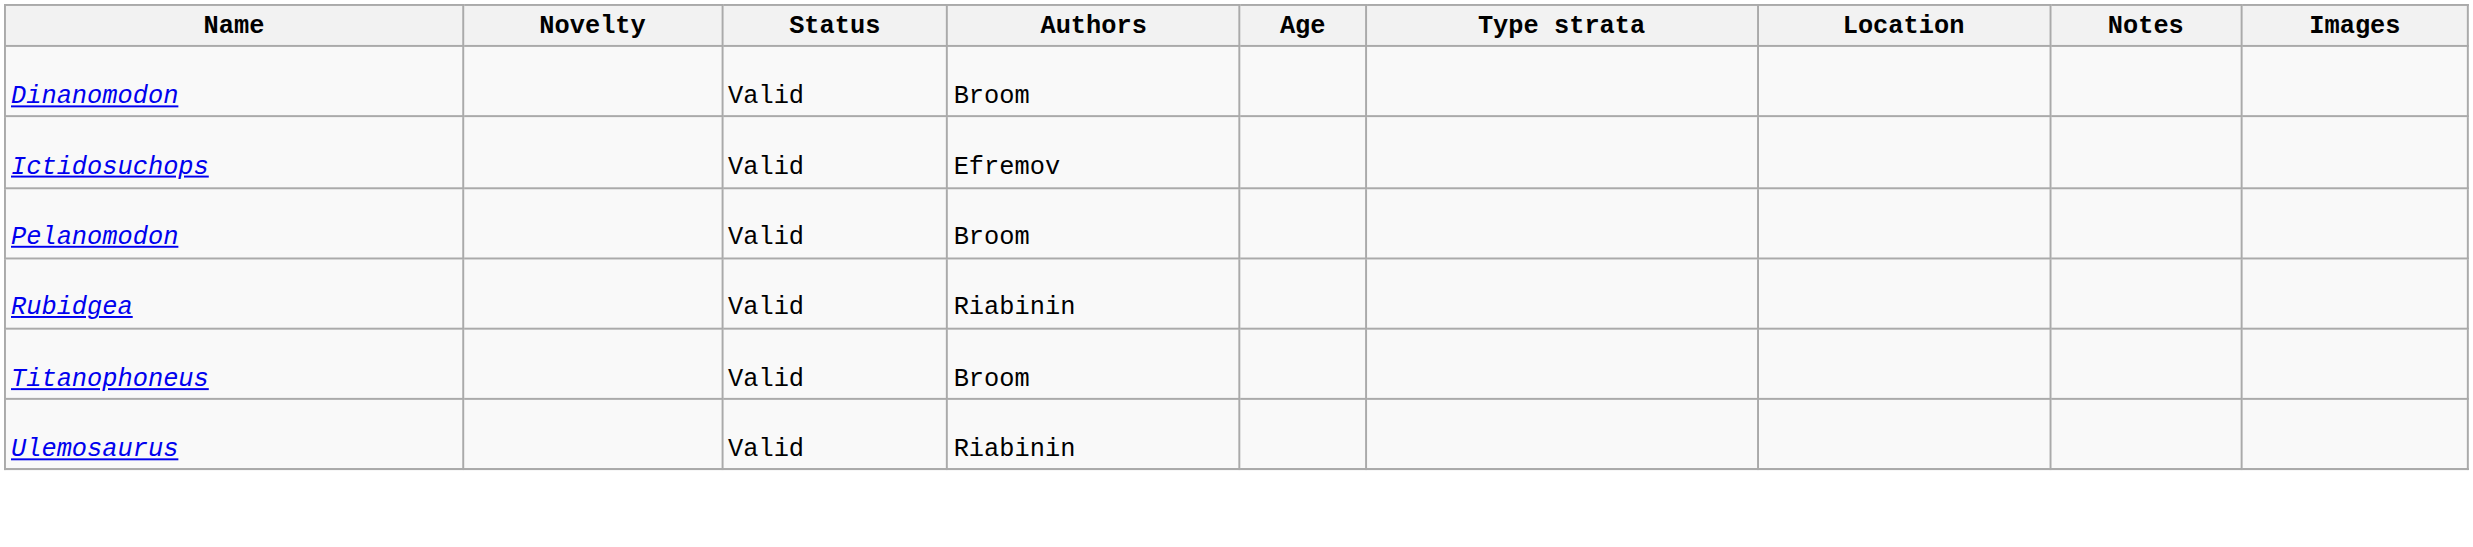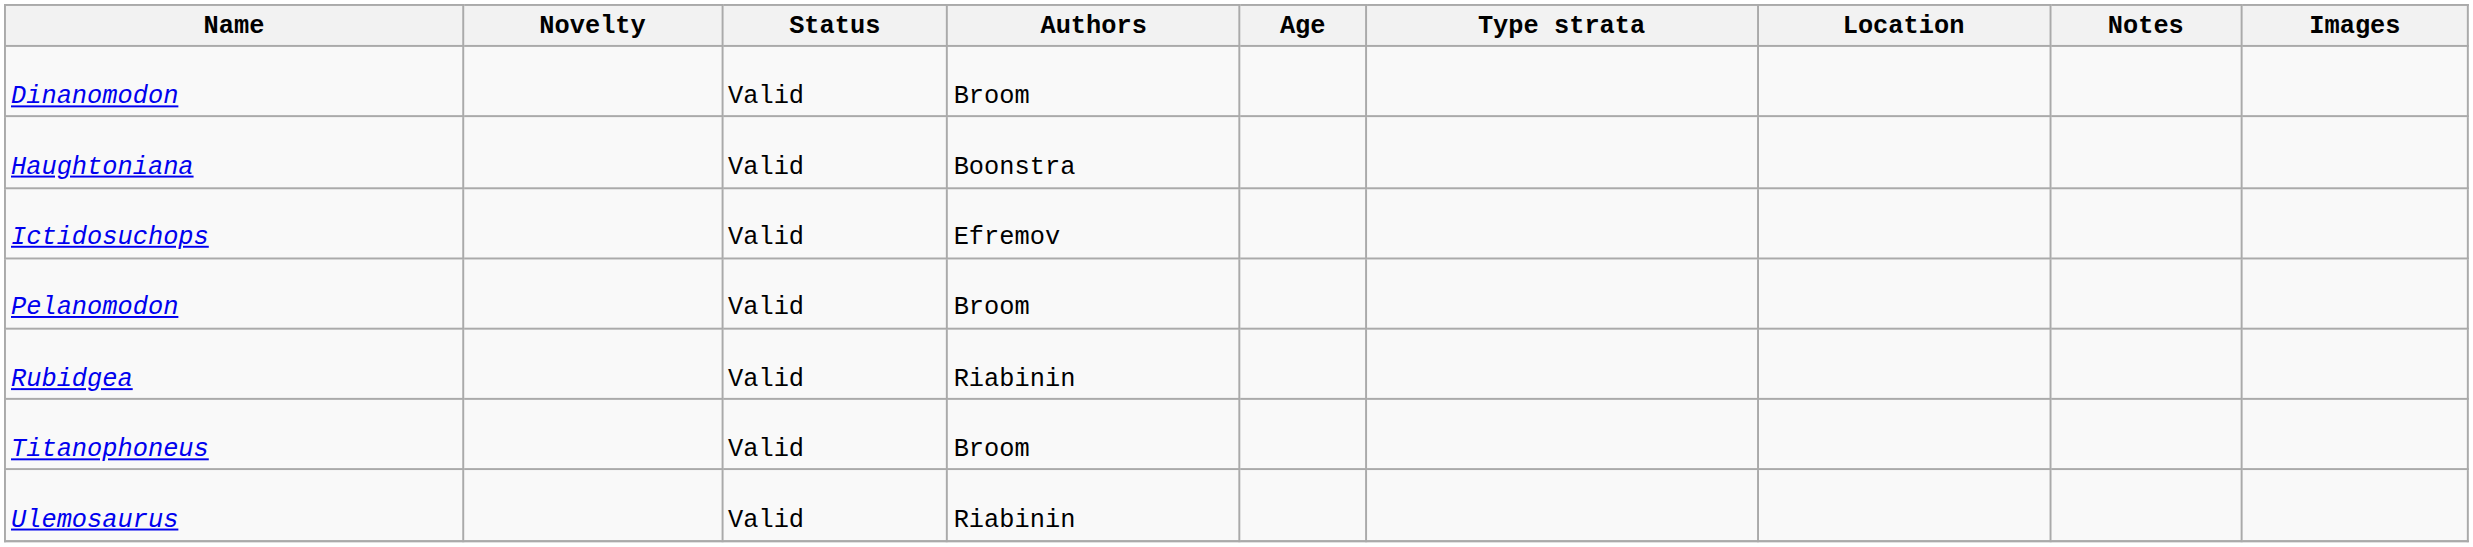+ row: (102, 167)
